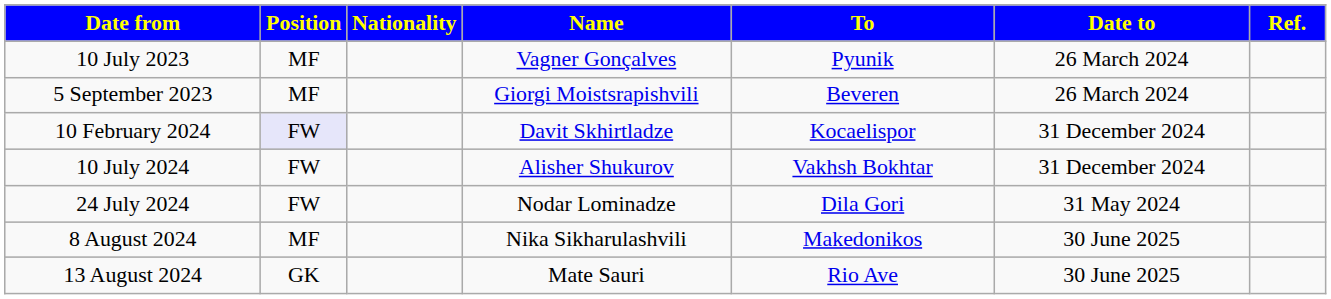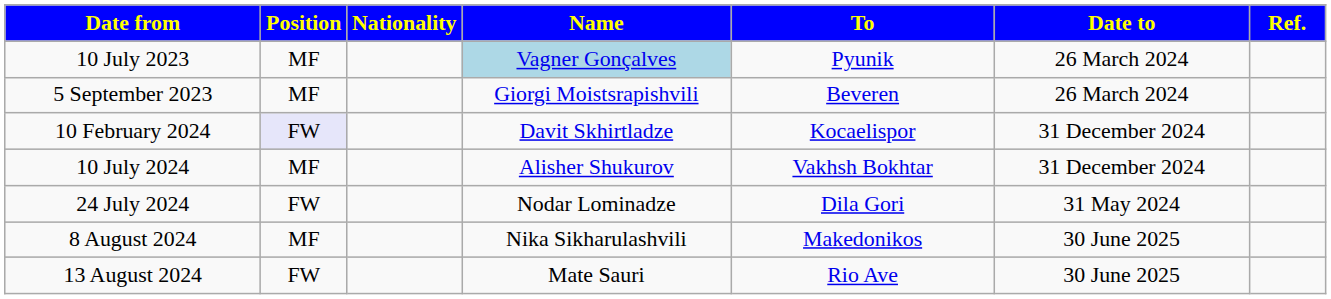(596, 59) no background -> (596, 59) lightblue background
(304, 167) FW -> (304, 167) MF
(304, 275) GK -> (304, 275) FW
